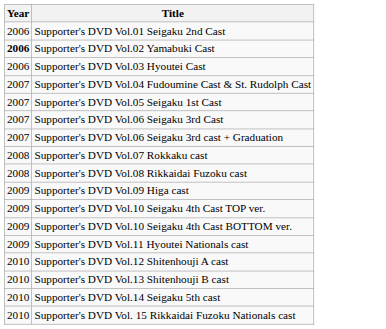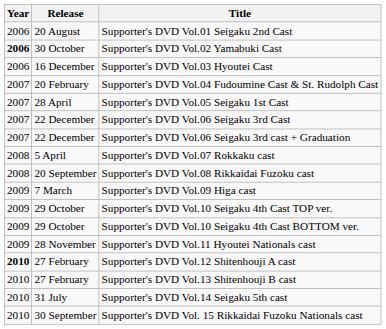+ column: (65, 13)
(18, 262) normal -> (18, 262) bold
